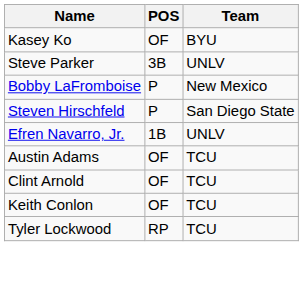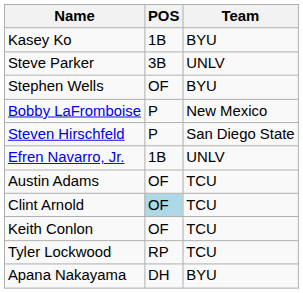(158, 39) OF -> (157, 39) 1B
+ row: (56, 87)
(158, 181) no background -> (158, 205) lightblue background
+ row: (67, 275)
